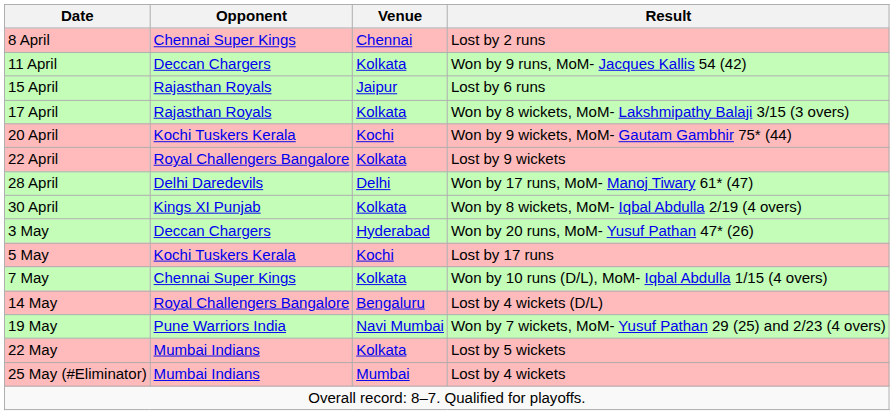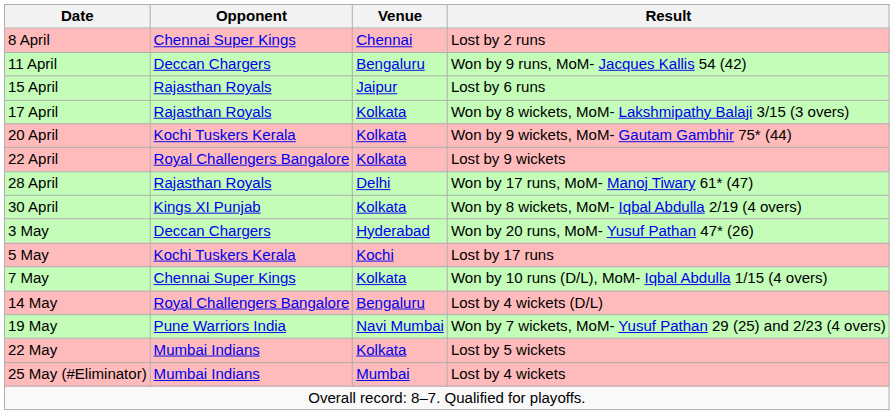(381, 64) Kolkata -> (390, 64) Bengaluru
(375, 135) Kochi -> (381, 135) Kolkata
(208, 183) Delhi Daredevils -> (213, 183) Rajasthan Royals
